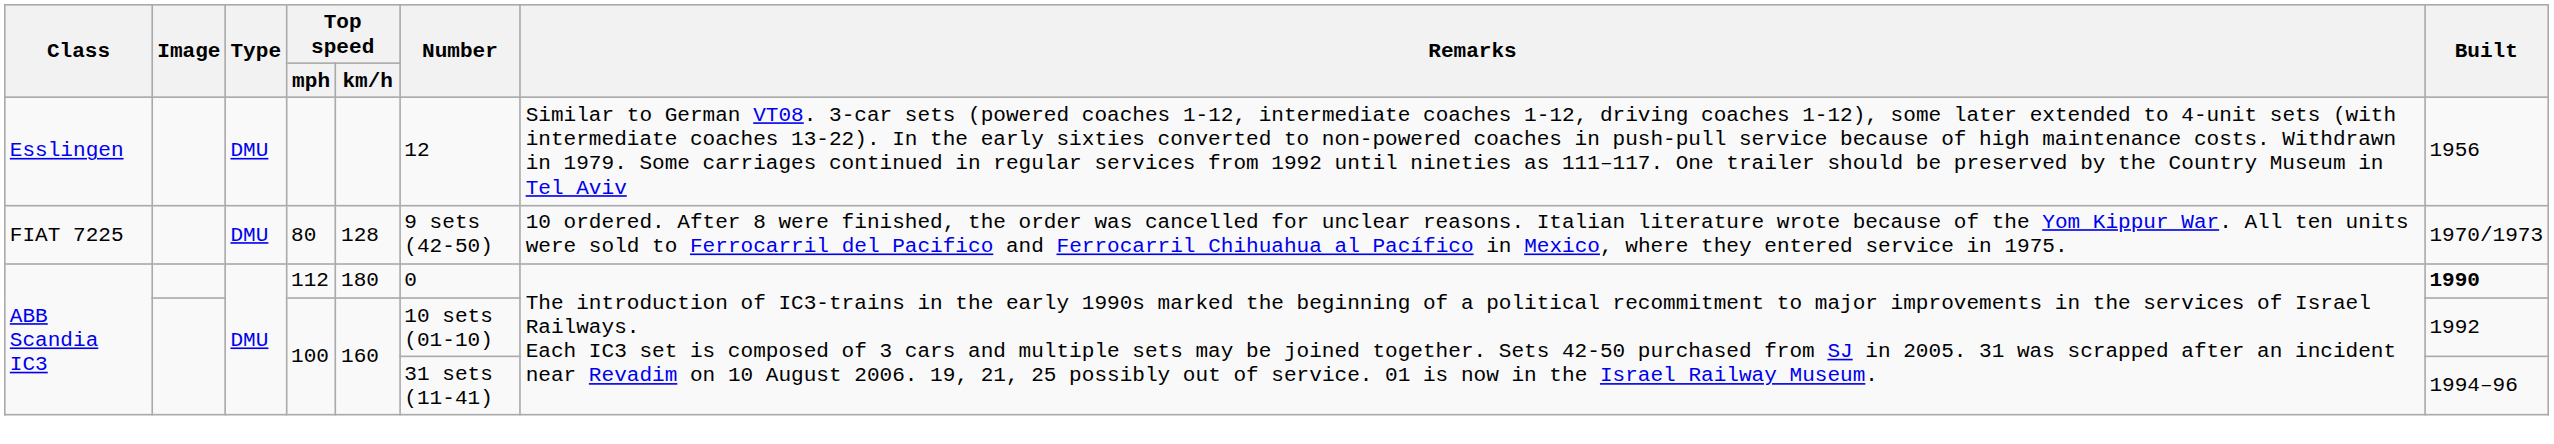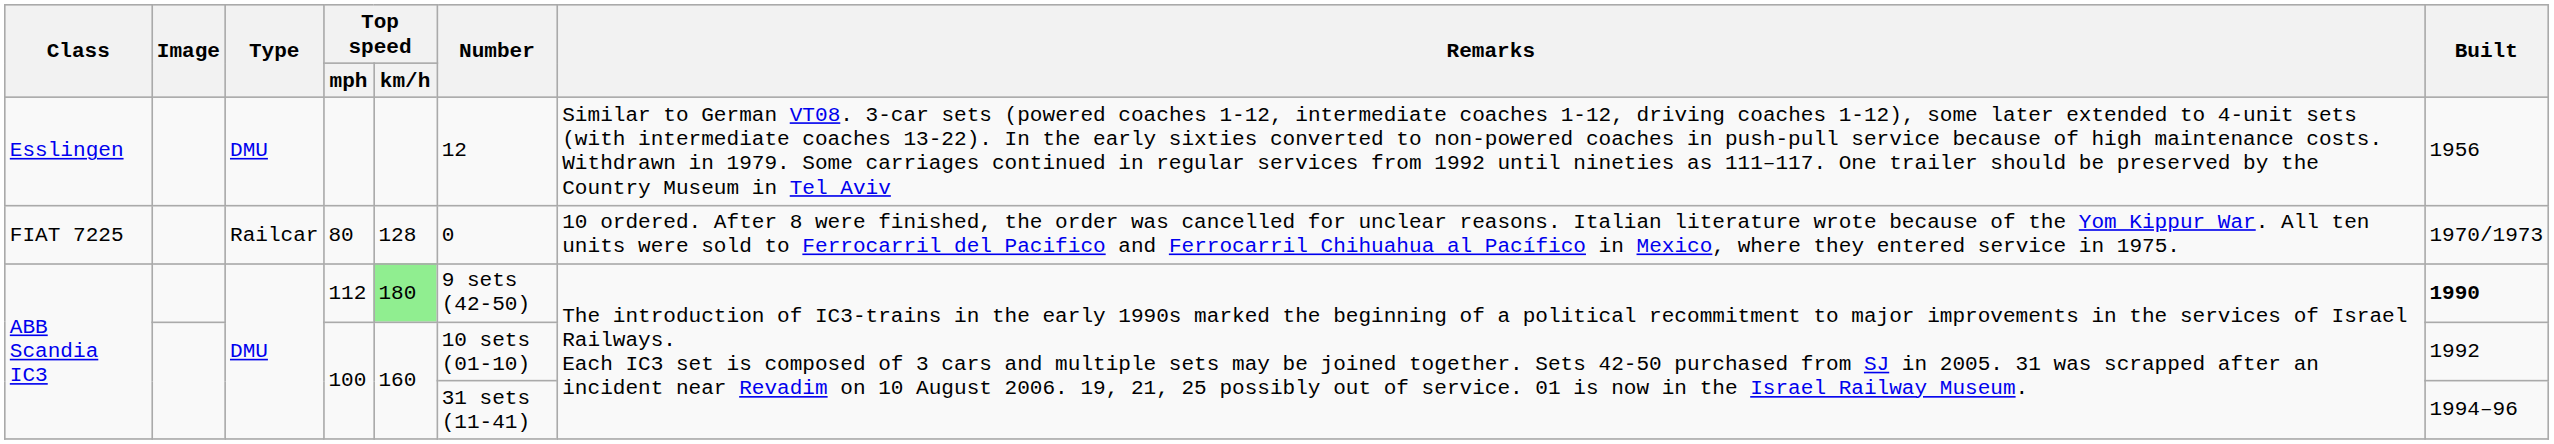(249, 234) DMU -> (274, 234) Railcar
(449, 234) 9 sets (42-50) -> (448, 234) 0
(360, 281) no background -> (397, 293) lightgreen background
(411, 281) 0 -> (486, 293) 9 sets (42-50)
